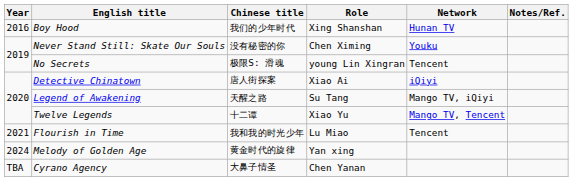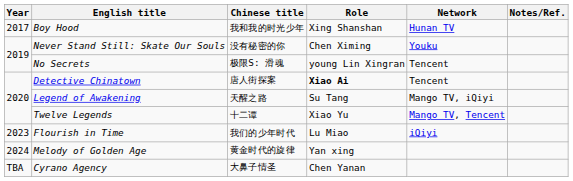(18, 28) 2016 -> (18, 28) 2017
(262, 28) 我们的少年时代 -> (267, 28) 我和我的时光少年
(329, 81) normal -> (329, 81) bold
(423, 81) iQiyi -> (429, 81) Tencent
(18, 133) 2021 -> (18, 133) 2023
(267, 132) 我和我的时光少年 -> (262, 132) 我们的少年时代
(429, 133) Tencent -> (423, 133) iQiyi
